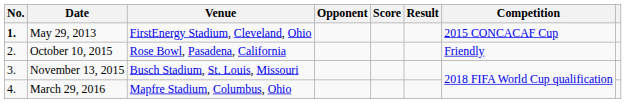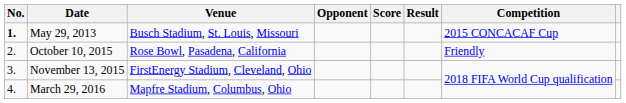(221, 32) FirstEnergy Stadium, Cleveland, Ohio -> (214, 32) Busch Stadium, St. Louis, Missouri
(214, 70) Busch Stadium, St. Louis, Missouri -> (221, 70) FirstEnergy Stadium, Cleveland, Ohio
